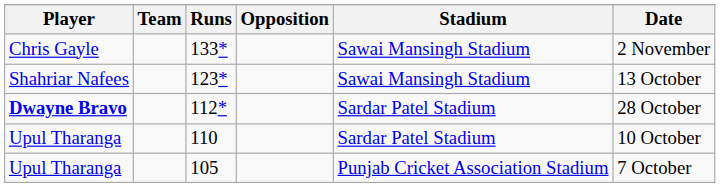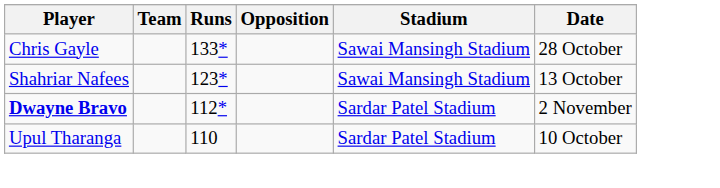(664, 49) 2 November -> (580, 49) 28 October
(659, 108) 28 October -> (585, 108) 2 November
- row: (204, 167)
